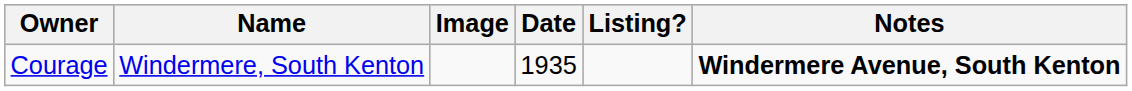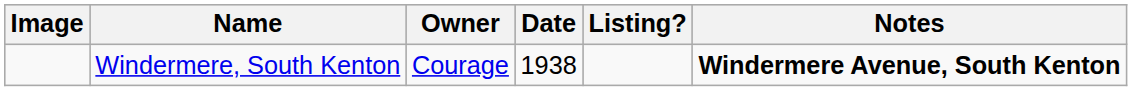columns swapped: (472, 24) <-> (59, 24)
(549, 64) 1935 -> (549, 64) 1938
